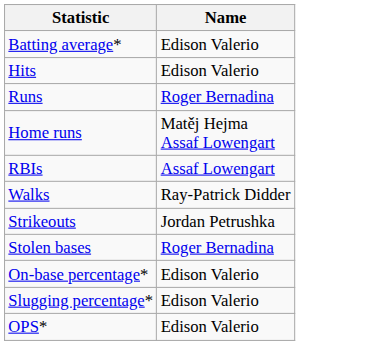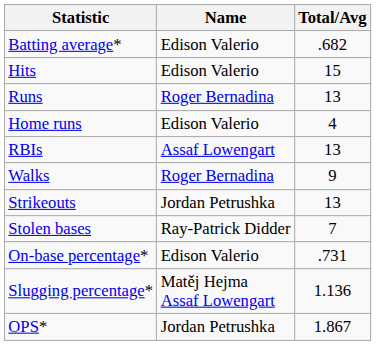+ column: (332, 17)
(218, 132) Matěj Hejma Assaf Lowengart -> (210, 123) Edison Valerio
(226, 194) Ray-Patrick Didder -> (217, 176) Roger Bernadina
(217, 247) Roger Bernadina -> (226, 228) Ray-Patrick Didder
(210, 300) Edison Valerio -> (218, 290) Matěj Hejma Assaf Lowengart
(210, 326) Edison Valerio -> (218, 326) Jordan Petrushka
